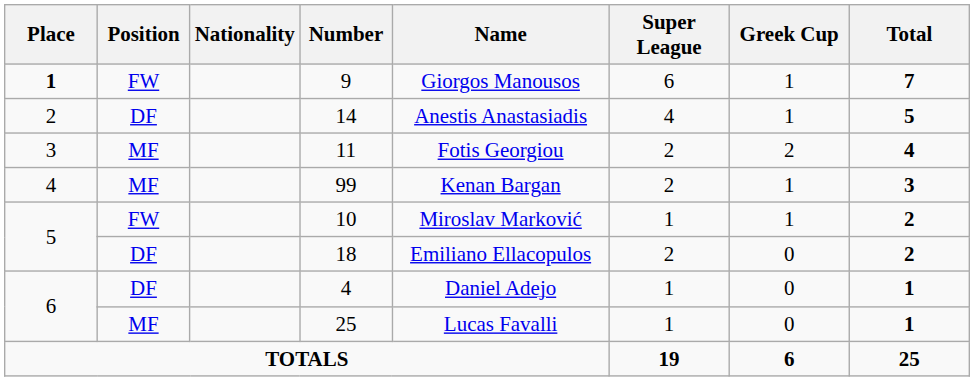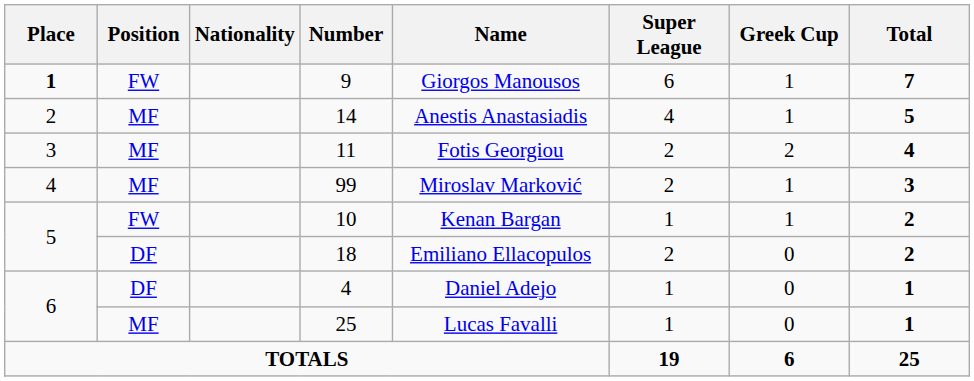(143, 115) DF -> (143, 115) MF
(501, 185) Kenan Bargan -> (501, 185) Miroslav Marković
(501, 219) Miroslav Marković -> (501, 219) Kenan Bargan
